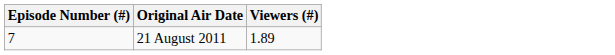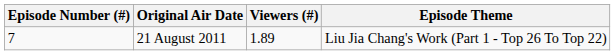+ column: (466, 15)
